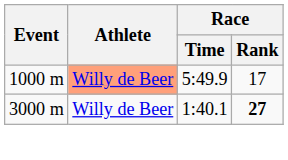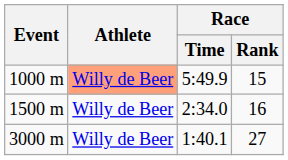(257, 79) 17 -> (257, 79) 15
+ row: (36, 109)
(257, 109) bold -> (257, 139) normal
